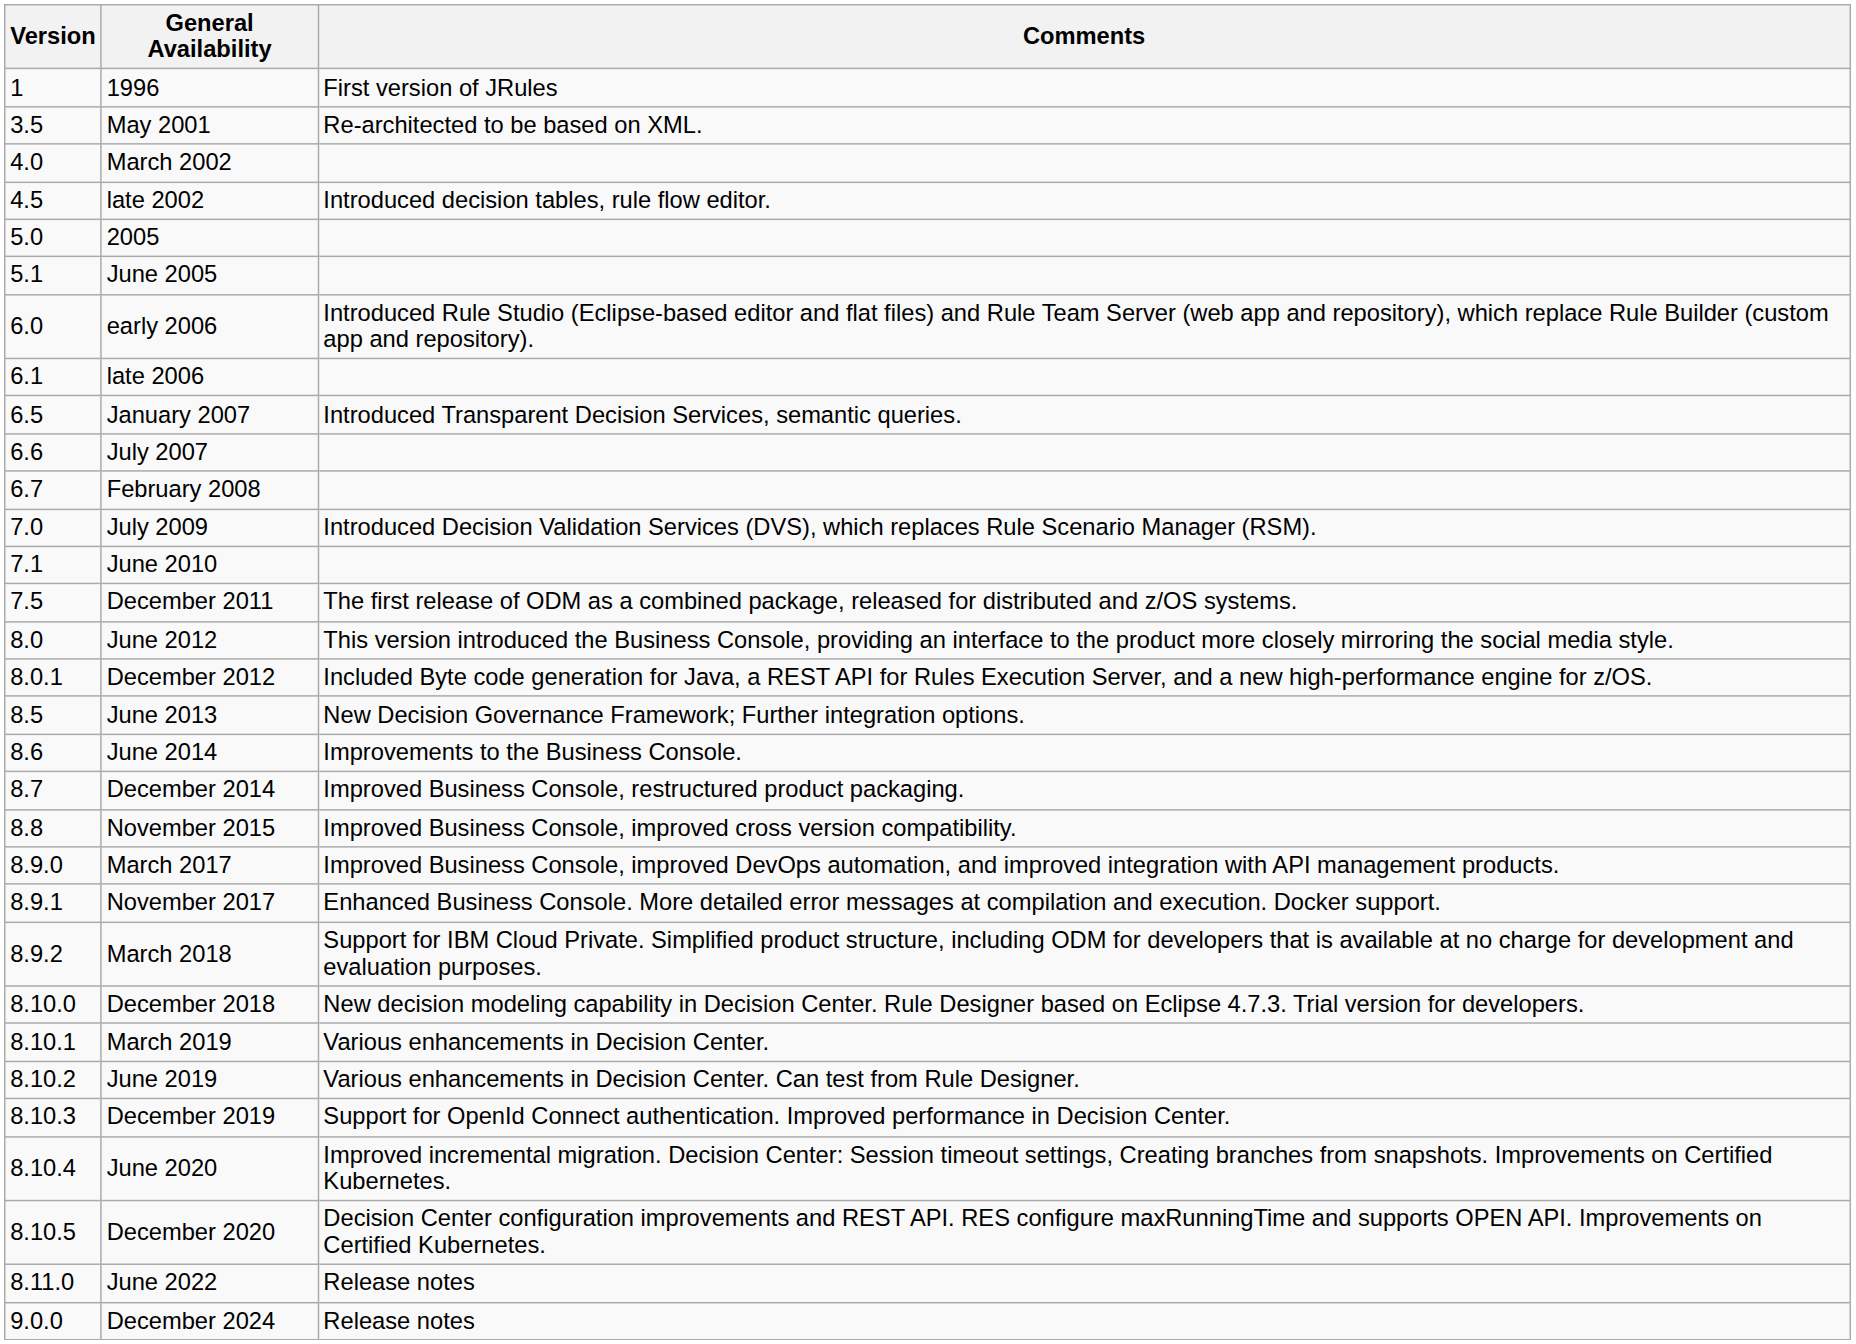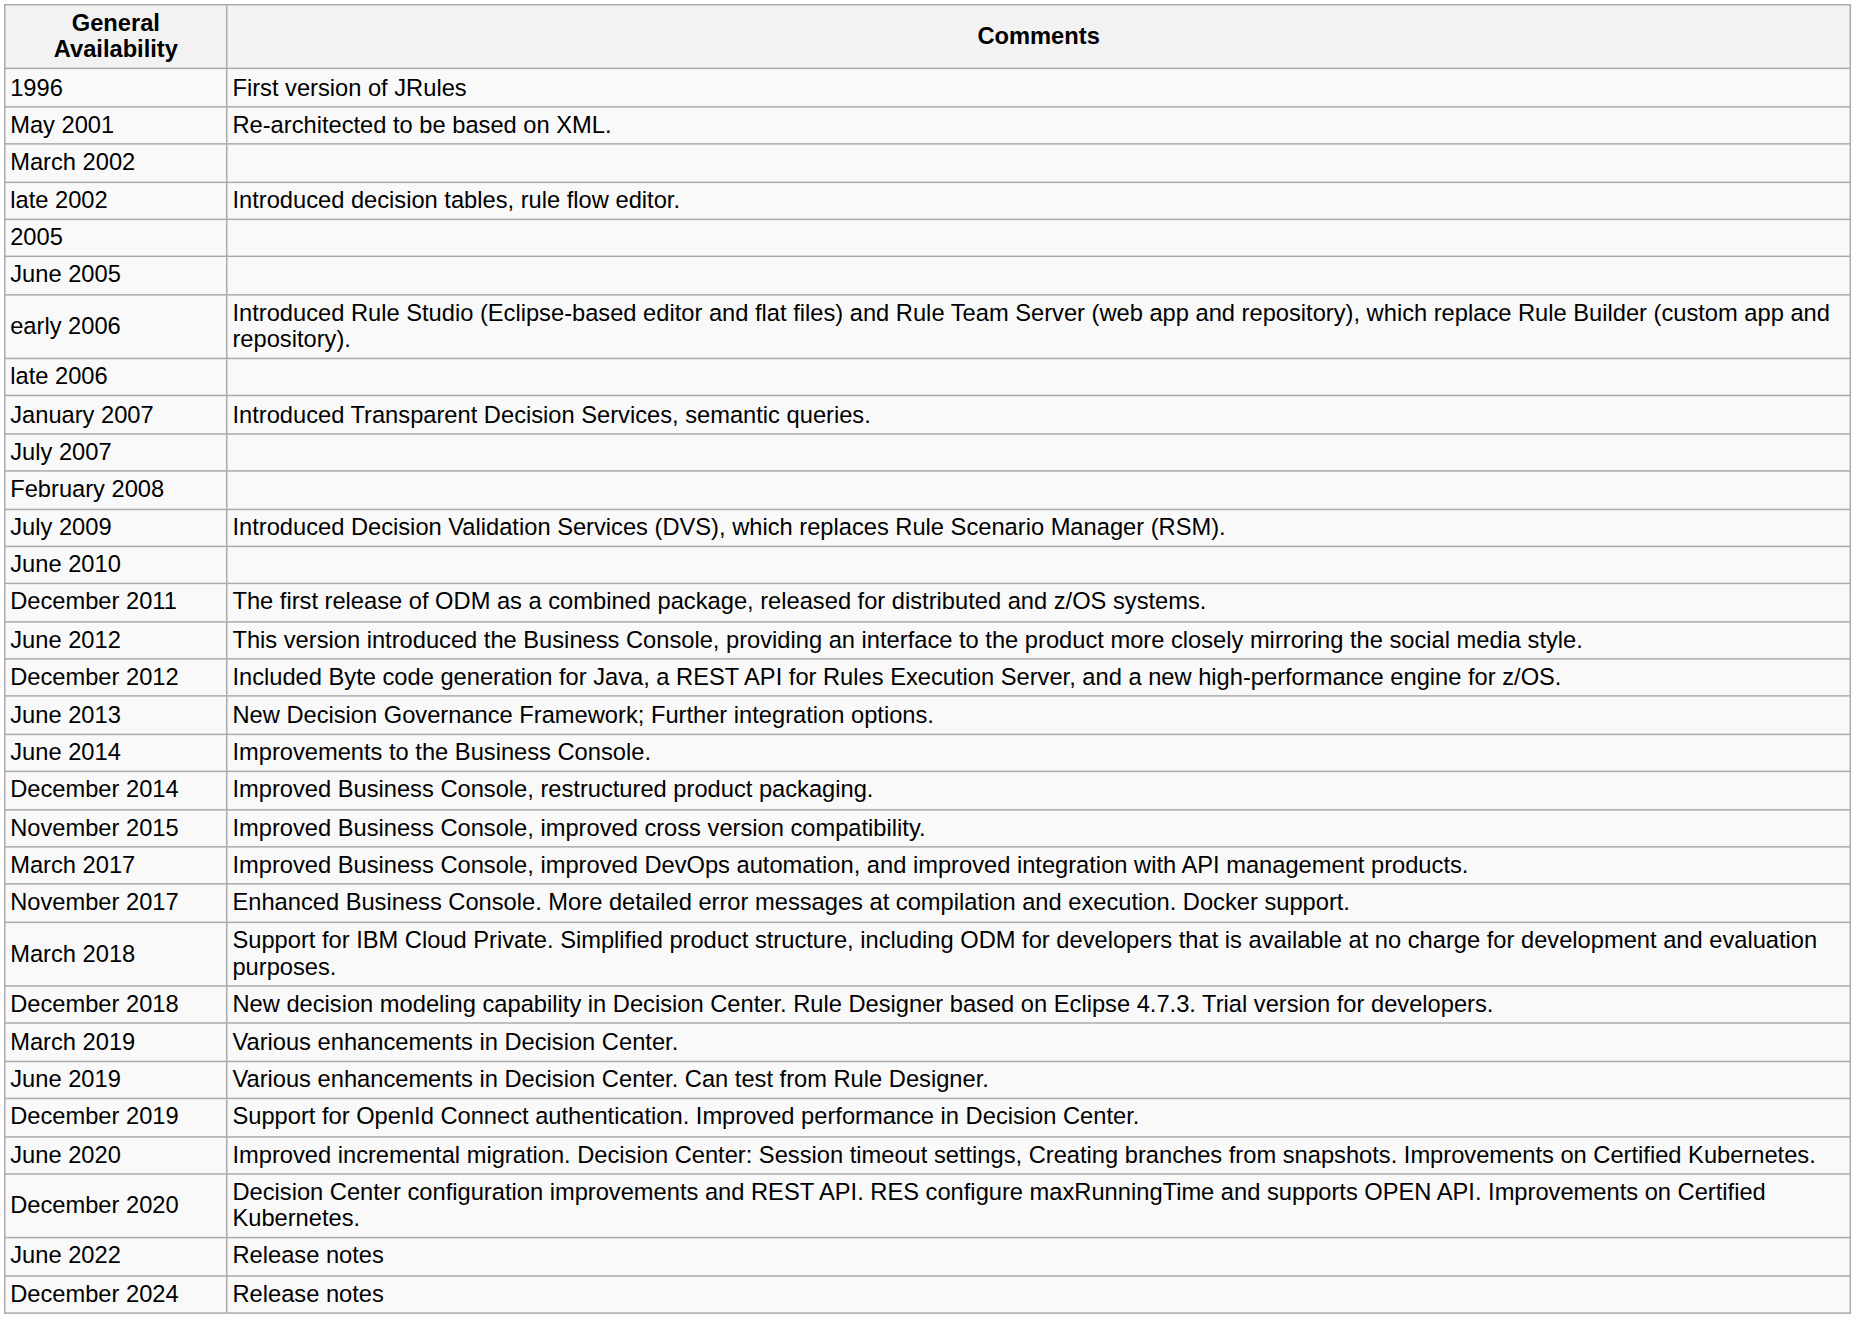- column: (53, 36)
